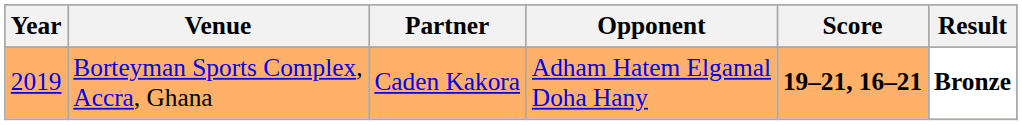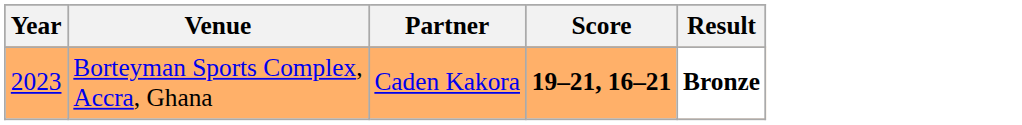- column: (651, 25)
(36, 82) 2019 -> (36, 82) 2023
